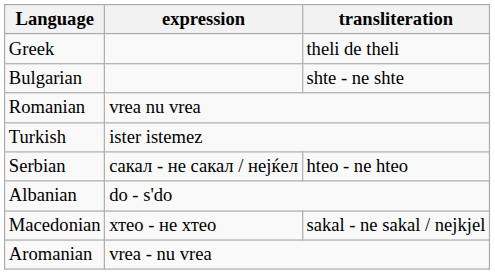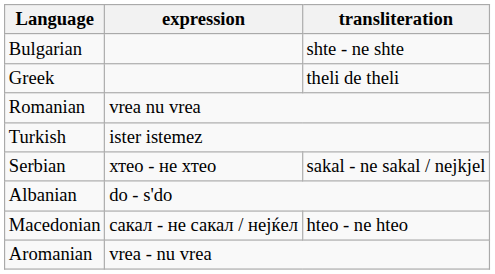rows swapped: (45, 78) <-> (32, 48)
(204, 166) сакал - не сакал / нејќел -> (163, 166) хтео - не хтео
(357, 166) hteo - ne hteo -> (396, 166) sakal - ne sakal / nejkjel
(163, 225) хтео - не хтео -> (204, 225) сакал - не сакал / нејќел
(396, 225) sakal - ne sakal / nejkjel -> (357, 225) hteo - ne hteo
